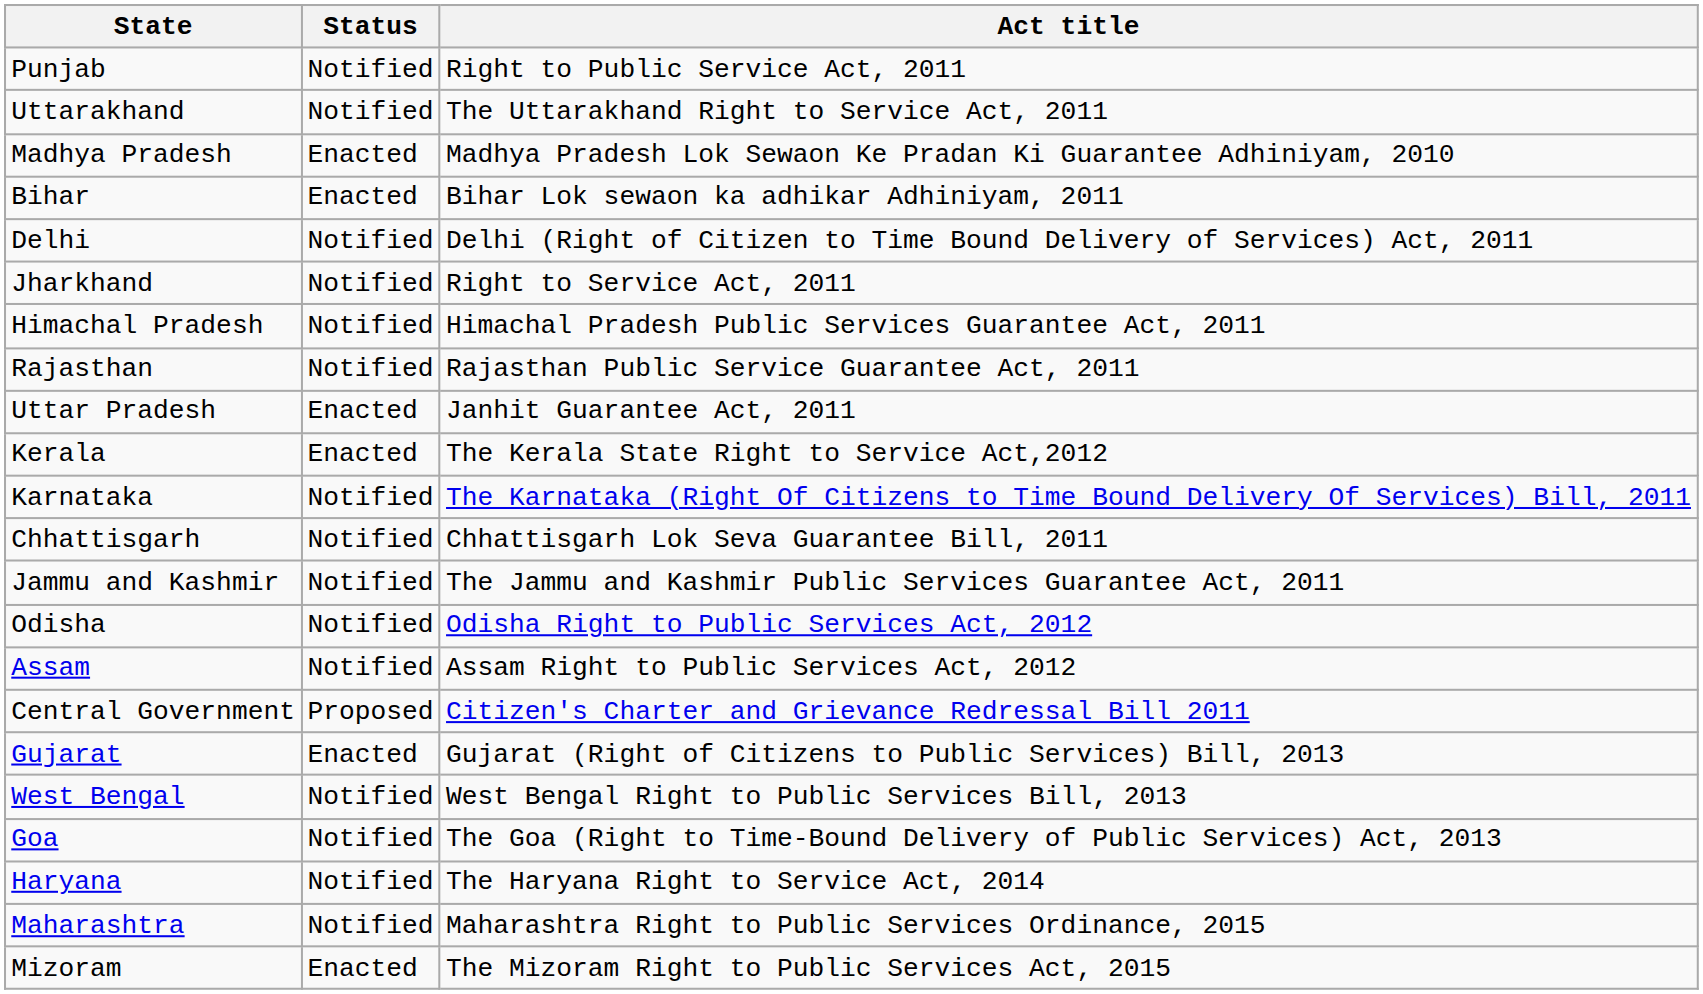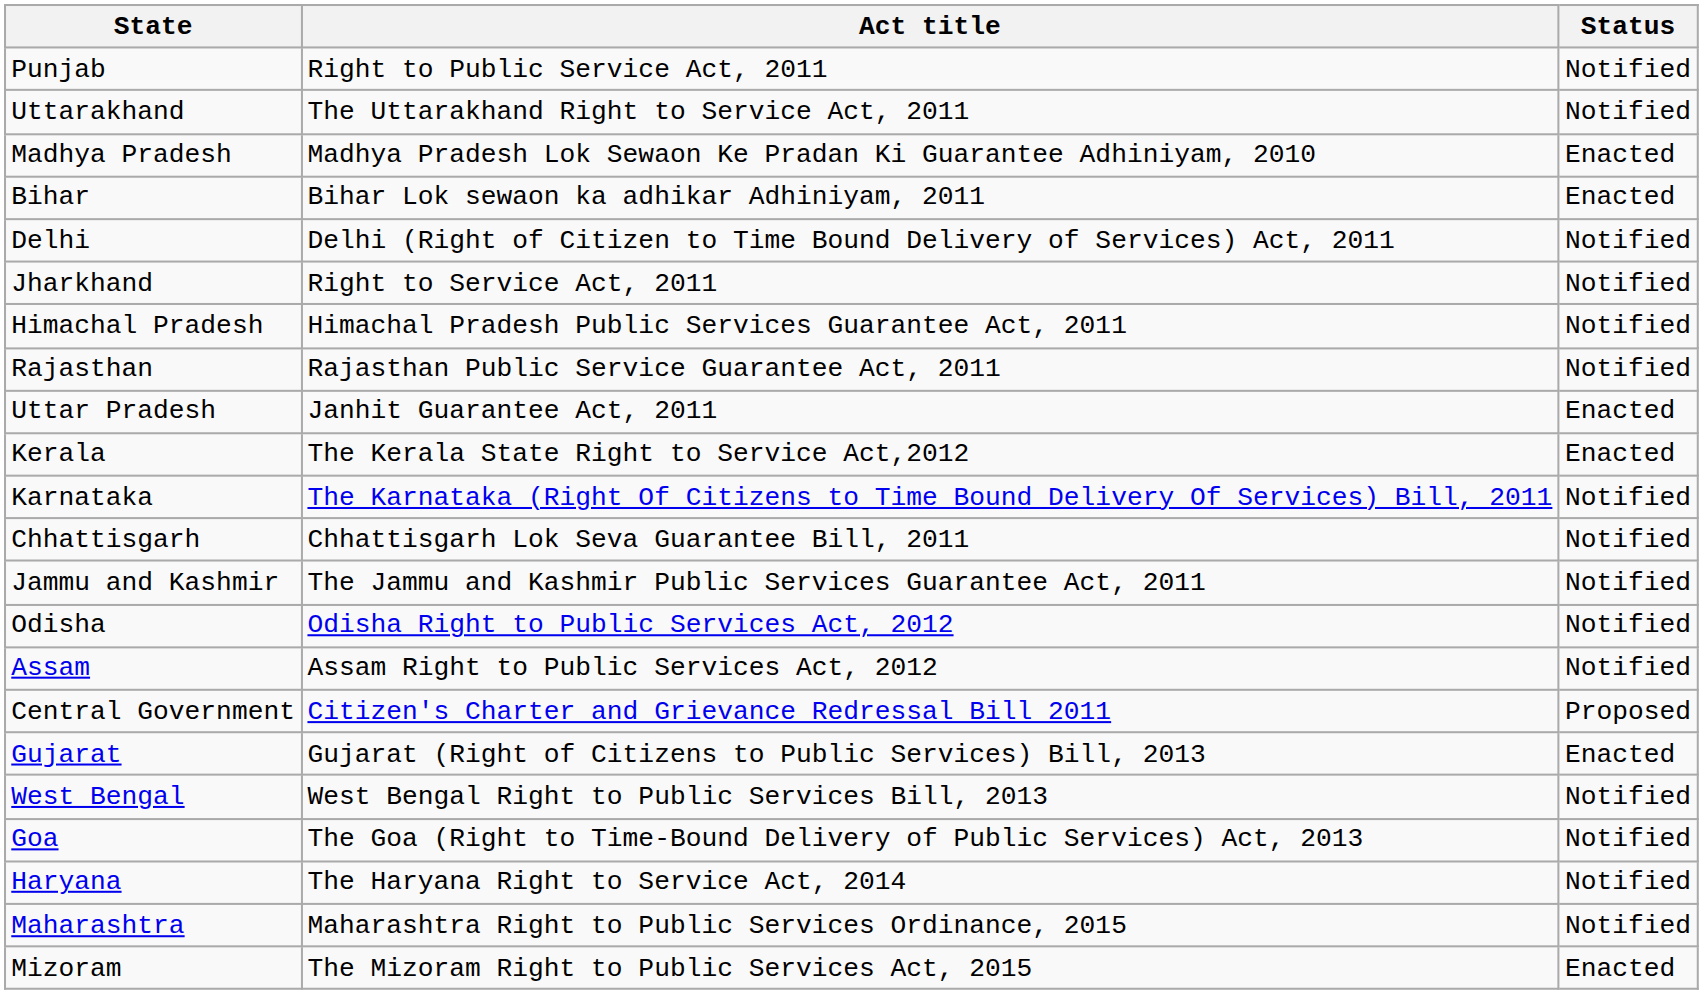columns swapped: (1069, 26) <-> (370, 26)
